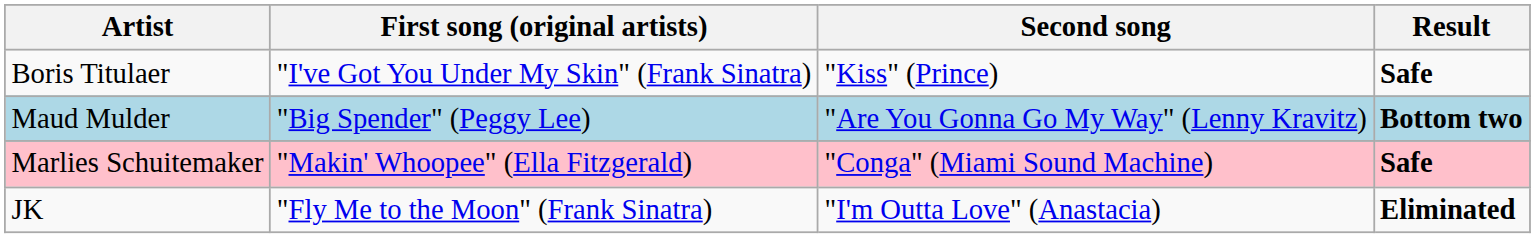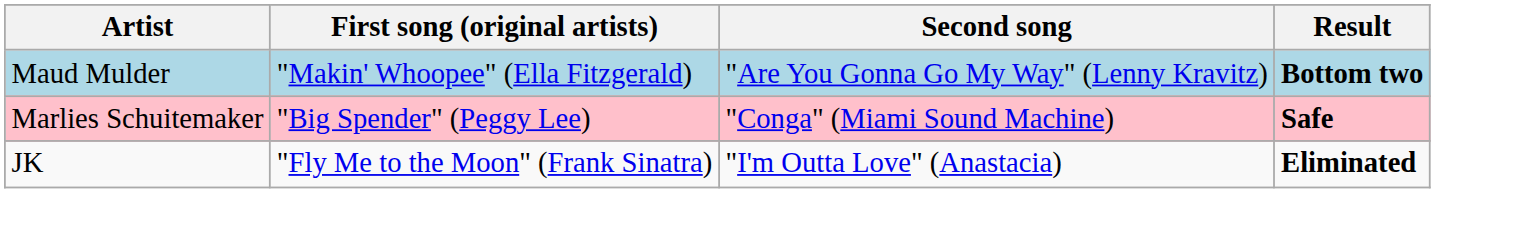- row: (91, 72)
(434, 118) "Big Spender" (Peggy Lee) -> (484, 72) "Makin' Whoopee" (Ella Fitzgerald)
(484, 163) "Makin' Whoopee" (Ella Fitzgerald) -> (434, 118) "Big Spender" (Peggy Lee)
